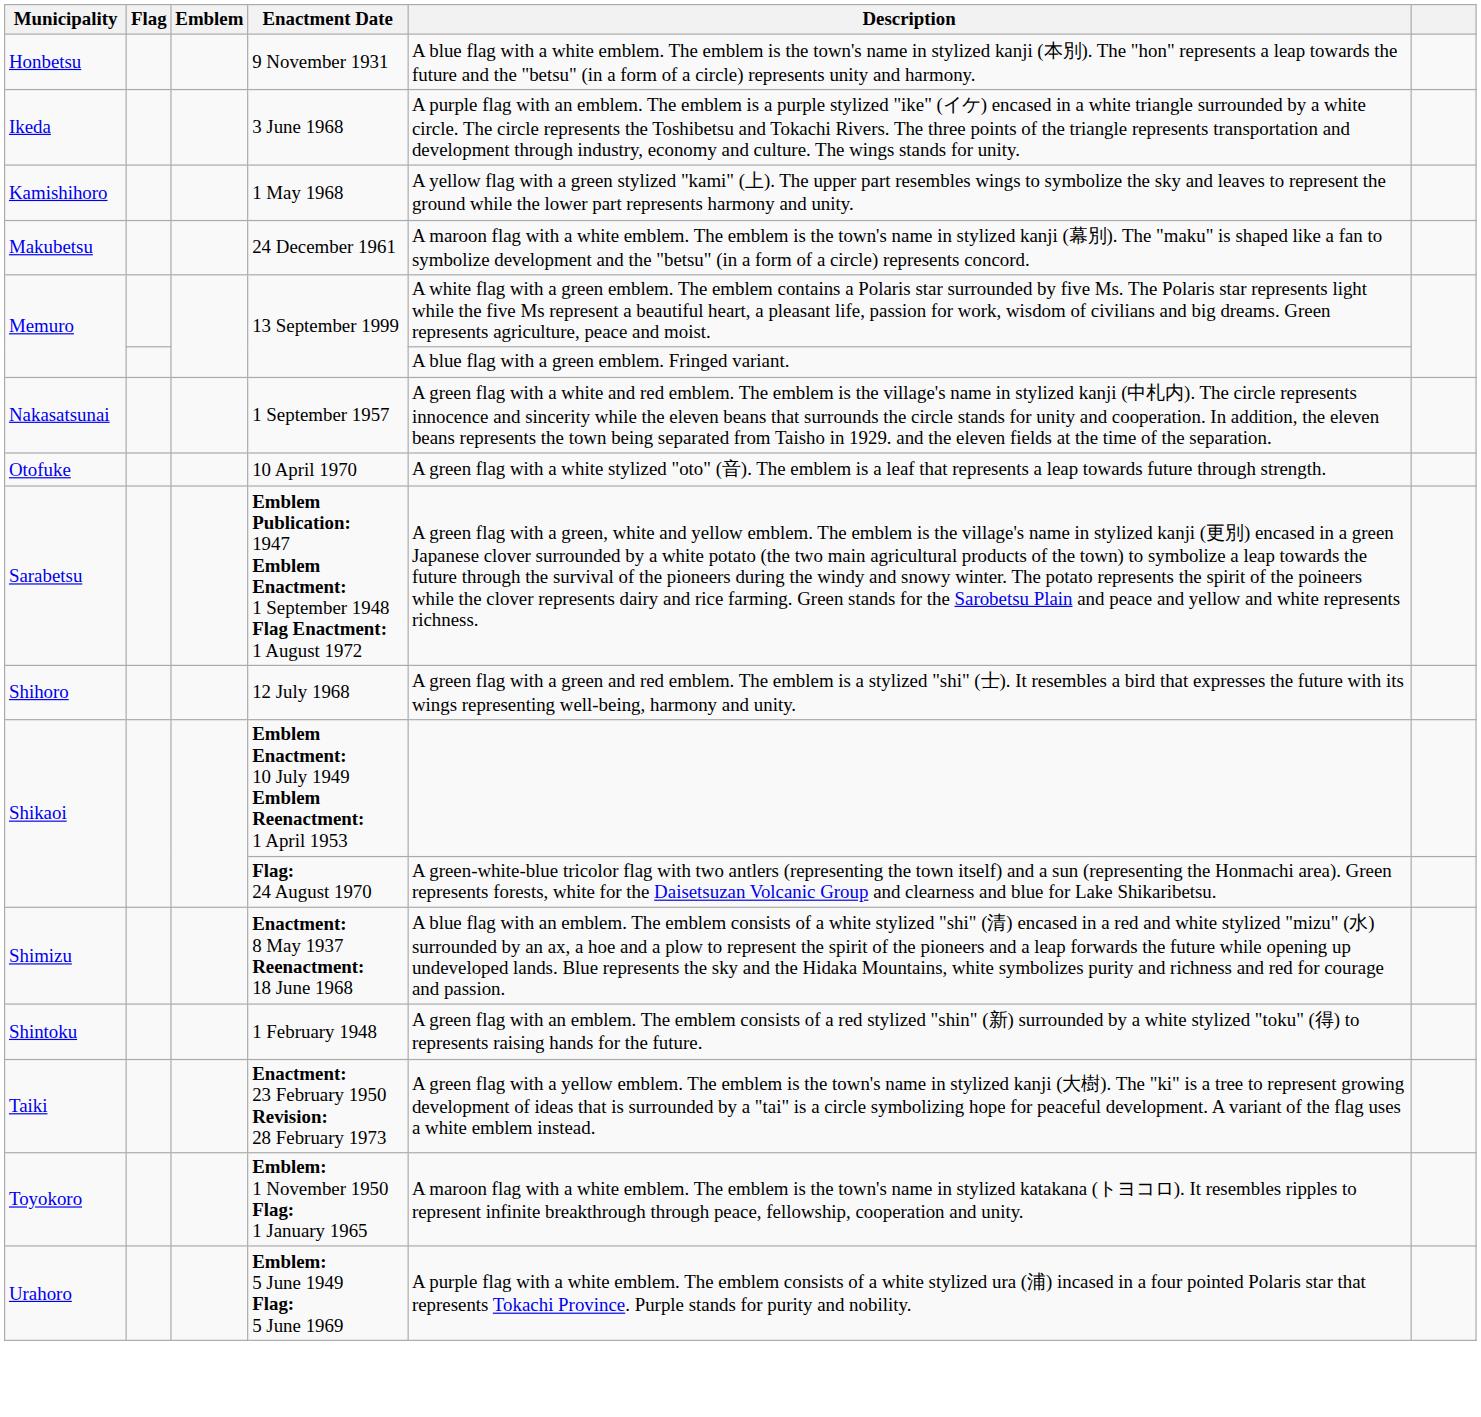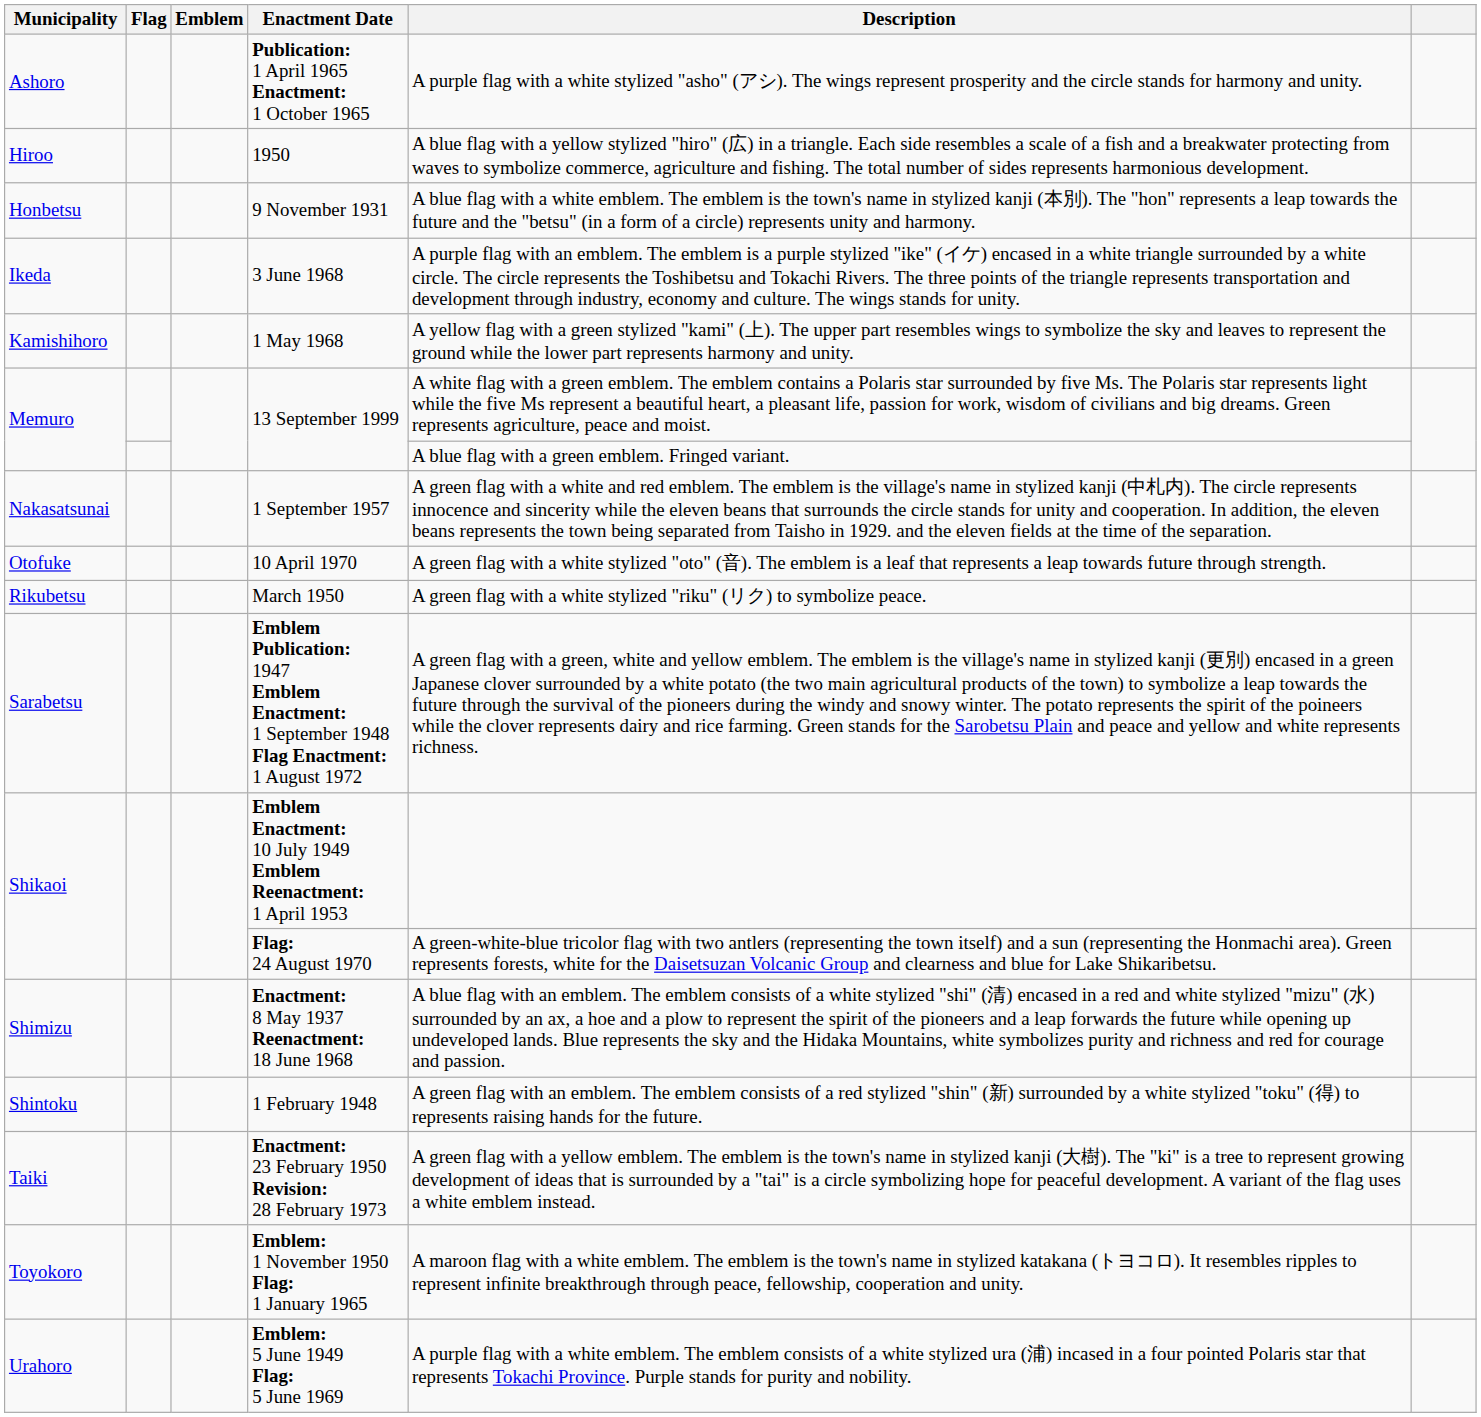+ row: (37, 81)
+ row: (31, 155)
- row: (51, 247)
+ row: (47, 596)
- row: (39, 692)
